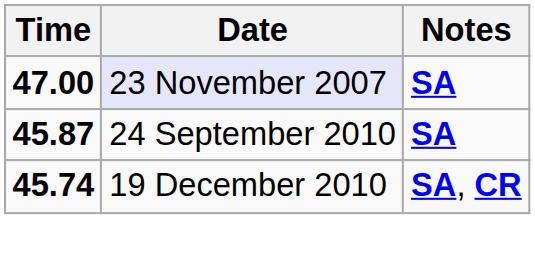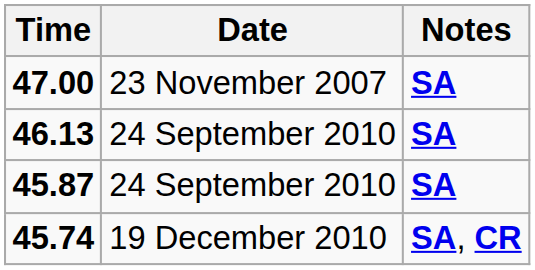(248, 82) lavender background -> (248, 82) no background
+ row: (53, 133)
